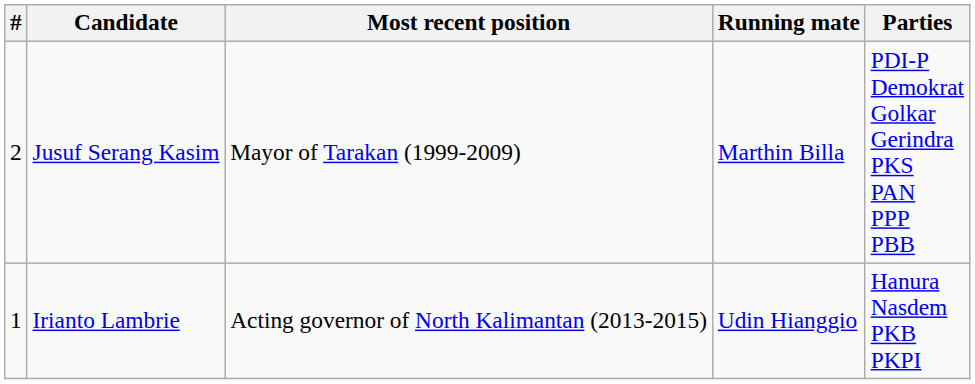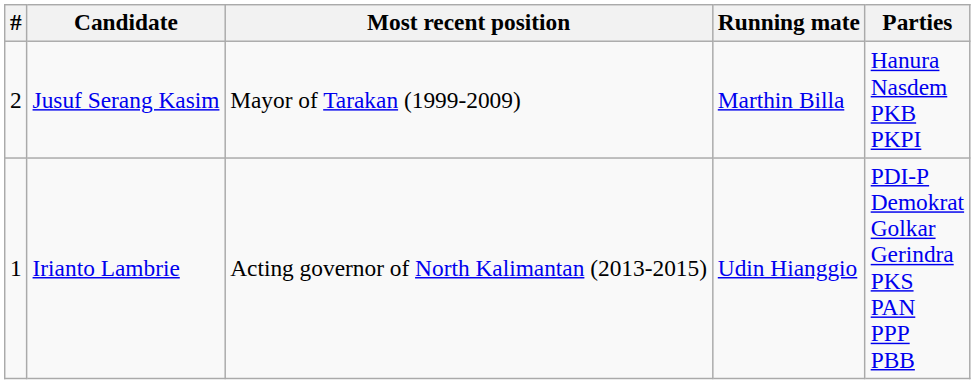(917, 152) PDI-P Demokrat Golkar Gerindra PKS PAN PPP PBB -> (909, 99) Hanura Nasdem PKB PKPI
(909, 320) Hanura Nasdem PKB PKPI -> (917, 267) PDI-P Demokrat Golkar Gerindra PKS PAN PPP PBB
